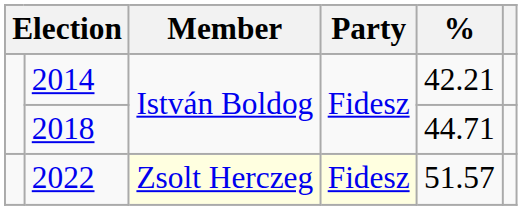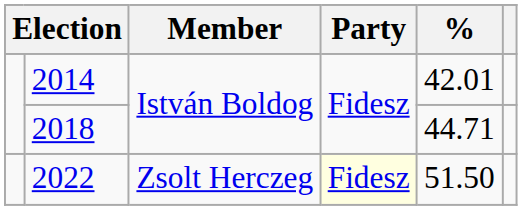(459, 79) 42.21 -> (459, 79) 42.01
(225, 178) lightyellow background -> (225, 178) no background
(459, 178) 51.57 -> (459, 178) 51.50
